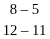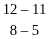rows swapped: (24, 9) <-> (24, 30)
